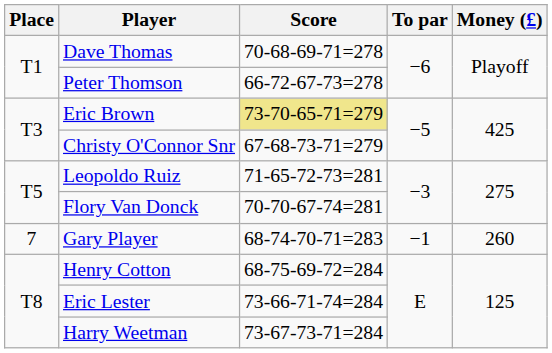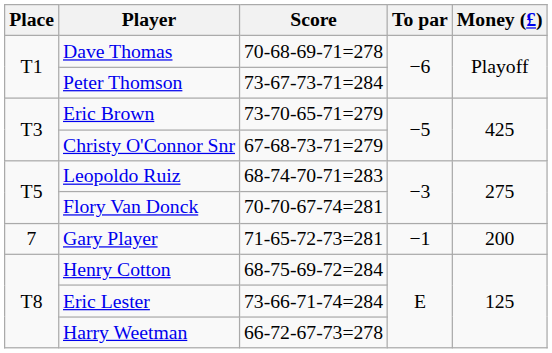(314, 82) 66-72-67-73=278 -> (314, 82) 73-67-73-71=284
(314, 113) khaki background -> (314, 113) no background
(314, 176) 71-65-72-73=281 -> (314, 176) 68-74-70-71=283
(314, 238) 68-74-70-71=283 -> (314, 238) 71-65-72-73=281
(500, 238) 260 -> (500, 238) 200
(314, 332) 73-67-73-71=284 -> (314, 332) 66-72-67-73=278
